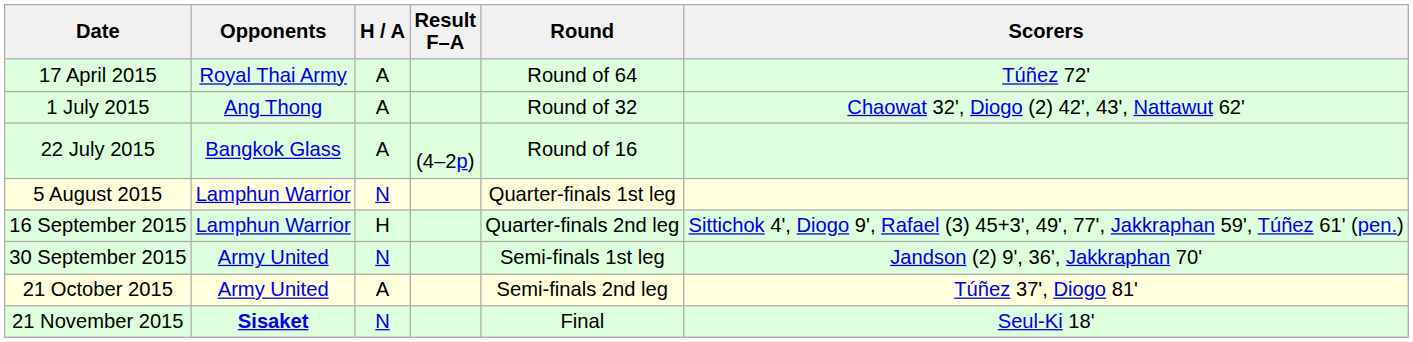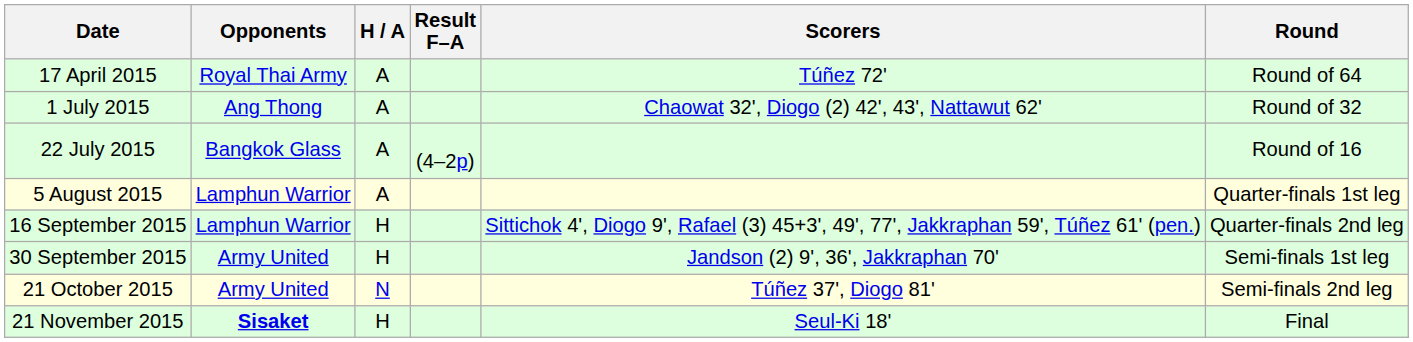columns swapped: (1046, 31) <-> (582, 31)
(383, 193) N -> (383, 193) A
(383, 257) N -> (383, 257) H
(383, 289) A -> (383, 289) N
(383, 321) N -> (383, 321) H
